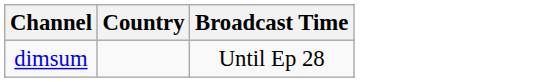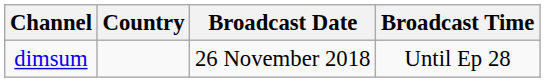+ column: (283, 22)
